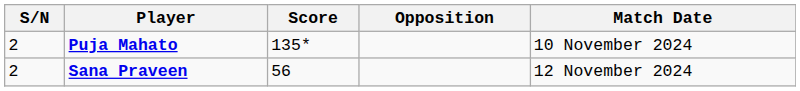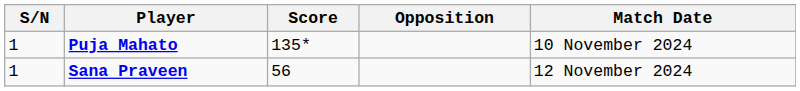(14, 45) 2 -> (14, 45) 1
(14, 72) 2 -> (14, 72) 1
